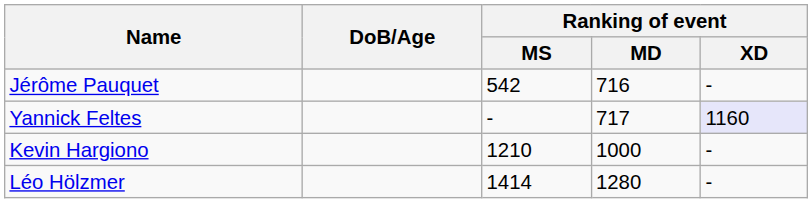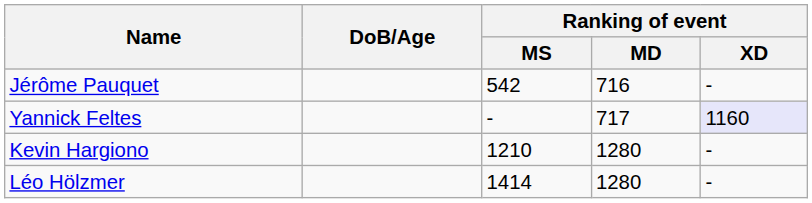(619, 150) 1000 -> (619, 150) 1280
